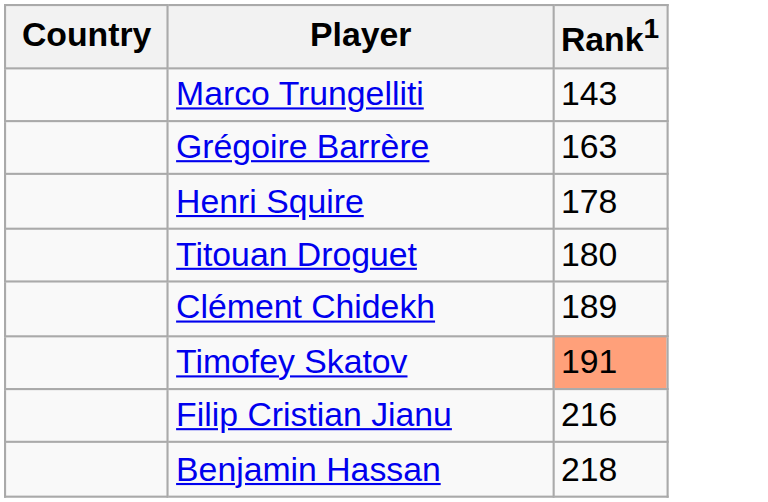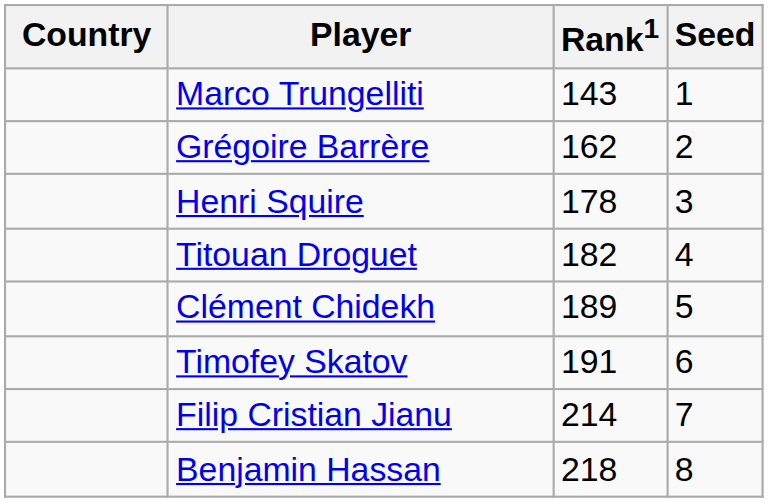+ column: (715, 35)
(589, 147) 163 -> (589, 147) 162
(589, 254) 180 -> (589, 254) 182
(589, 361) lightsalmon background -> (589, 361) no background
(589, 415) 216 -> (589, 415) 214
